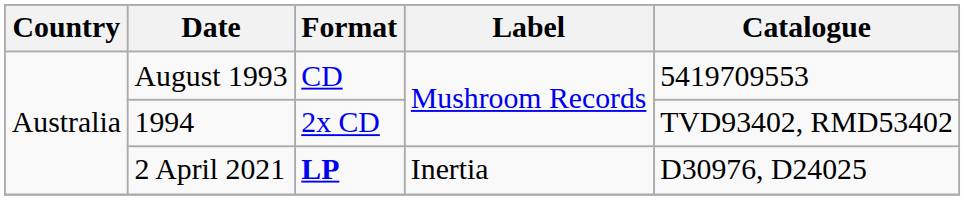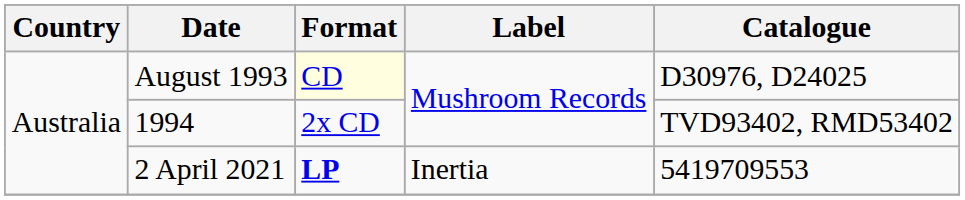(322, 75) no background -> (322, 75) lightyellow background
(735, 75) 5419709553 -> (763, 75) D30976, D24025
(763, 169) D30976, D24025 -> (735, 169) 5419709553
